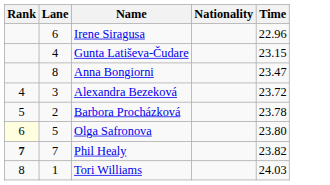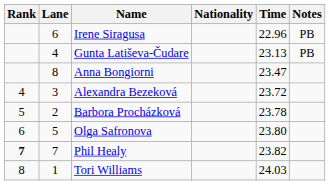+ column: (307, 14)
(273, 53) 23.15 -> (273, 53) 23.13
(22, 131) lightyellow background -> (22, 131) no background
